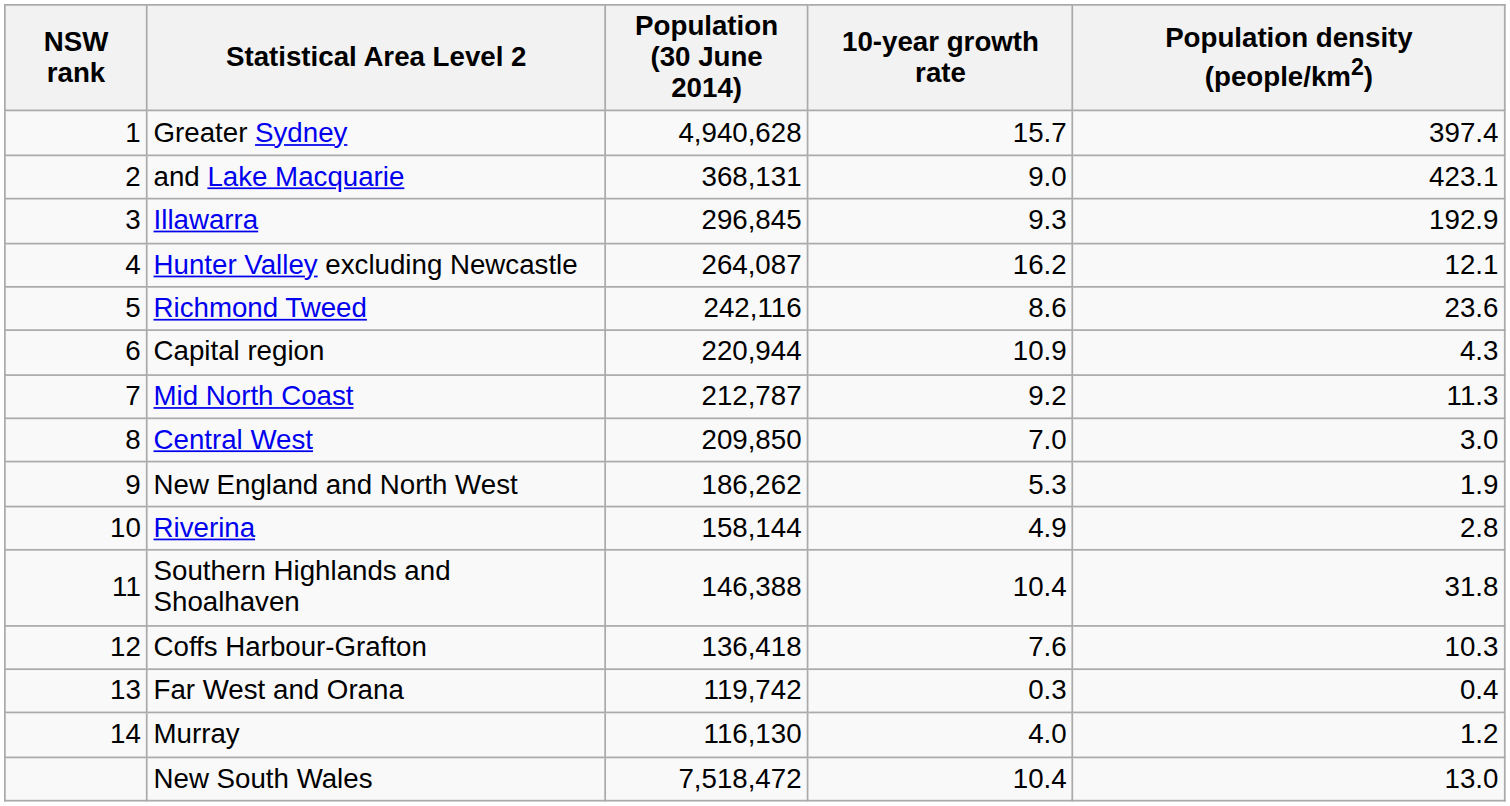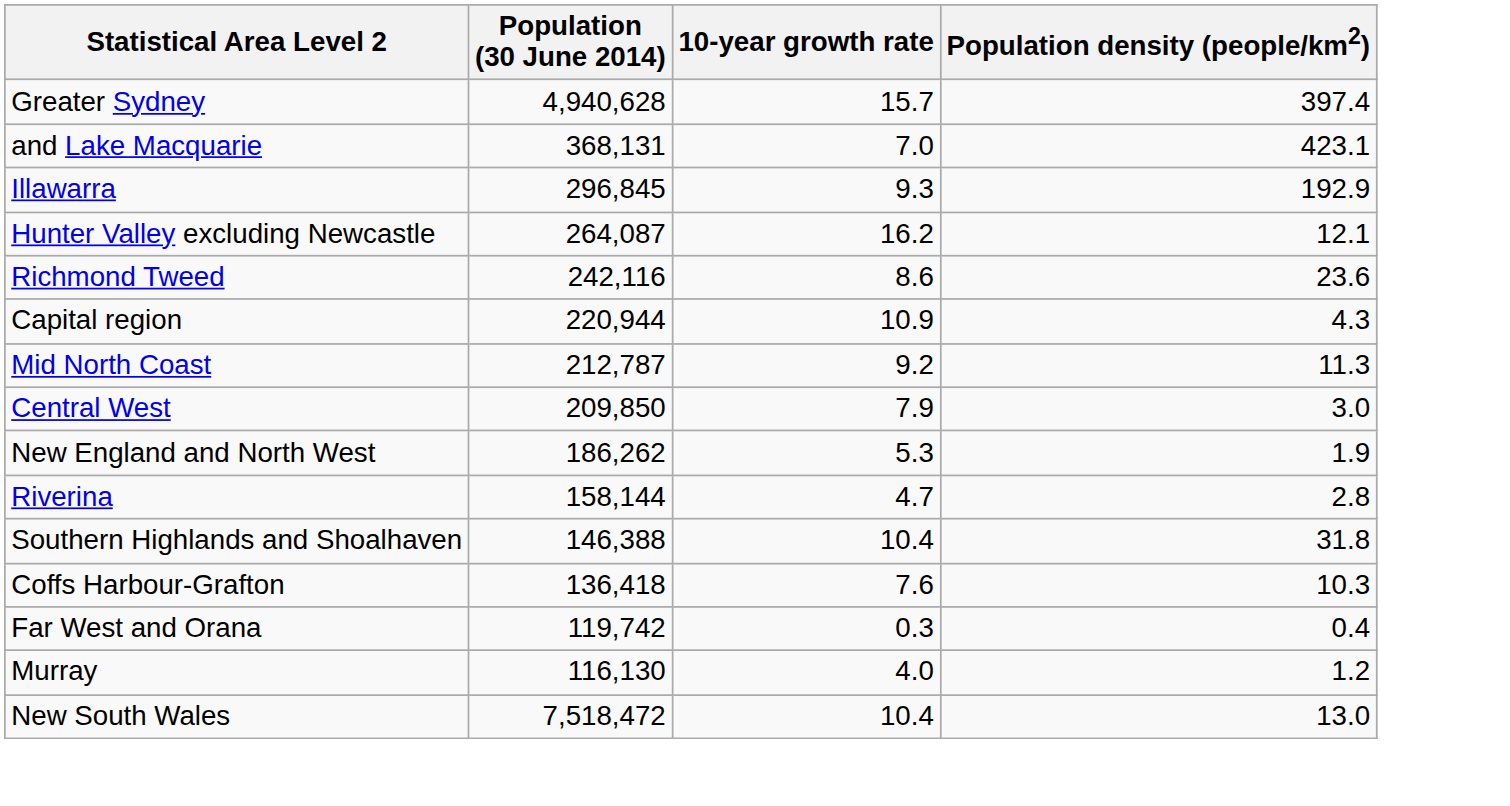- column: (76, 57)
(1047, 176) 9.0 -> (915, 145) 7.0
(1047, 439) 7.0 -> (915, 408) 7.9
(1047, 527) 4.9 -> (915, 496) 4.7
